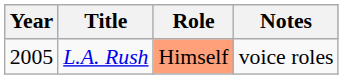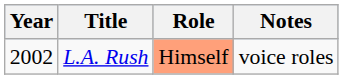(31, 56) 2005 -> (31, 56) 2002
